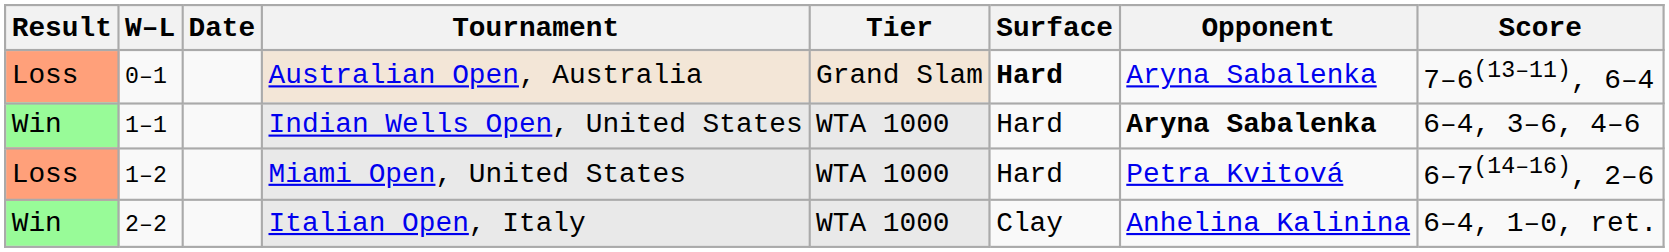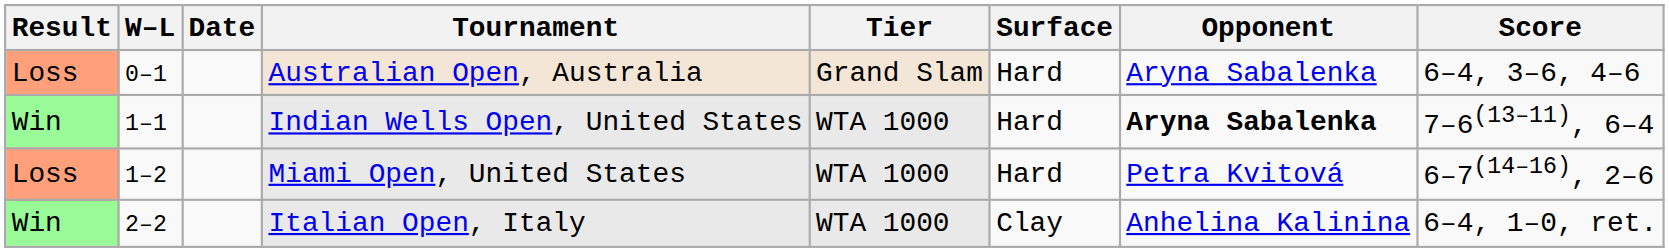(1030, 77) bold -> (1030, 73) normal
(1539, 77) 7–6(13–11), 6–4 -> (1532, 73) 6–4, 3–6, 4–6
(1532, 126) 6–4, 3–6, 4–6 -> (1539, 122) 7–6(13–11), 6–4
